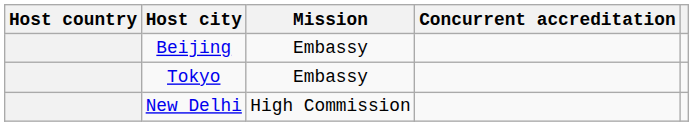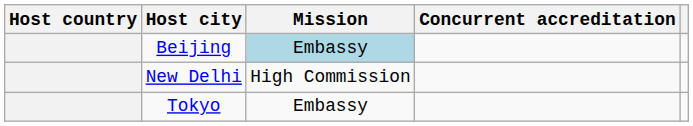(330, 48) no background -> (330, 48) lightblue background
rows swapped: (194, 106) <-> (194, 77)
